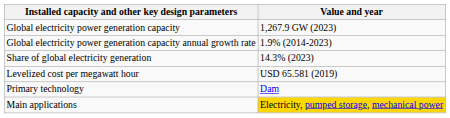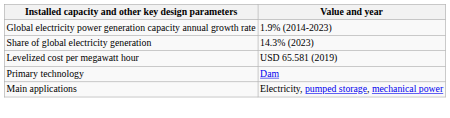- row: (93, 27)
(352, 105) gold background -> (352, 89) no background
